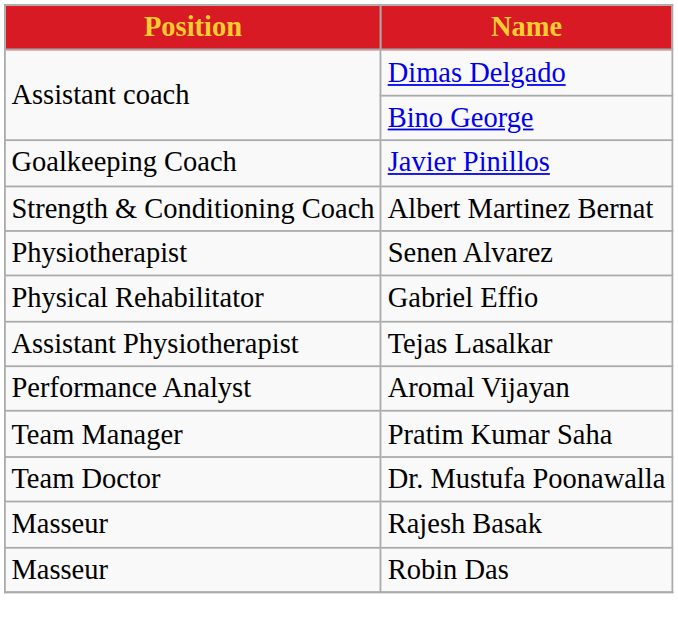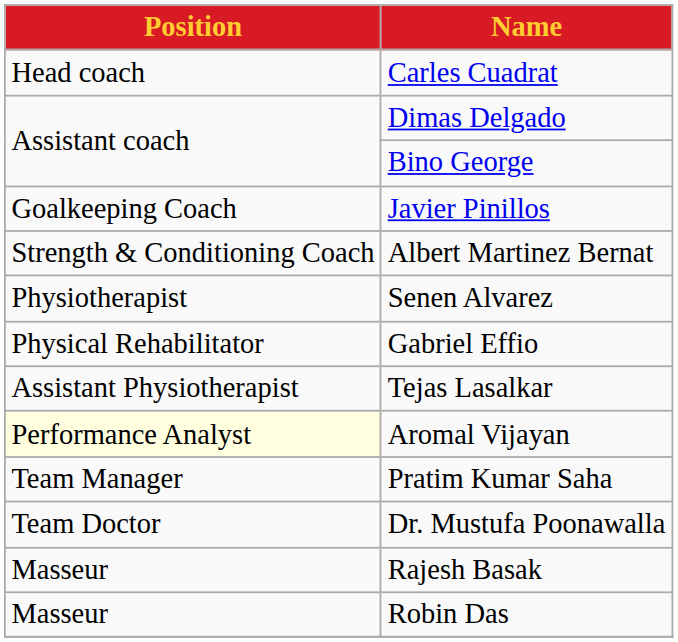+ row: (473, 72)
(131, 388) no background -> (131, 433) lightyellow background
